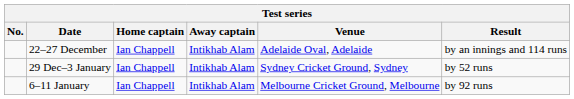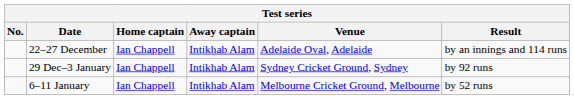(469, 67) by 52 runs -> (469, 67) by 92 runs
(469, 85) by 92 runs -> (469, 85) by 52 runs
